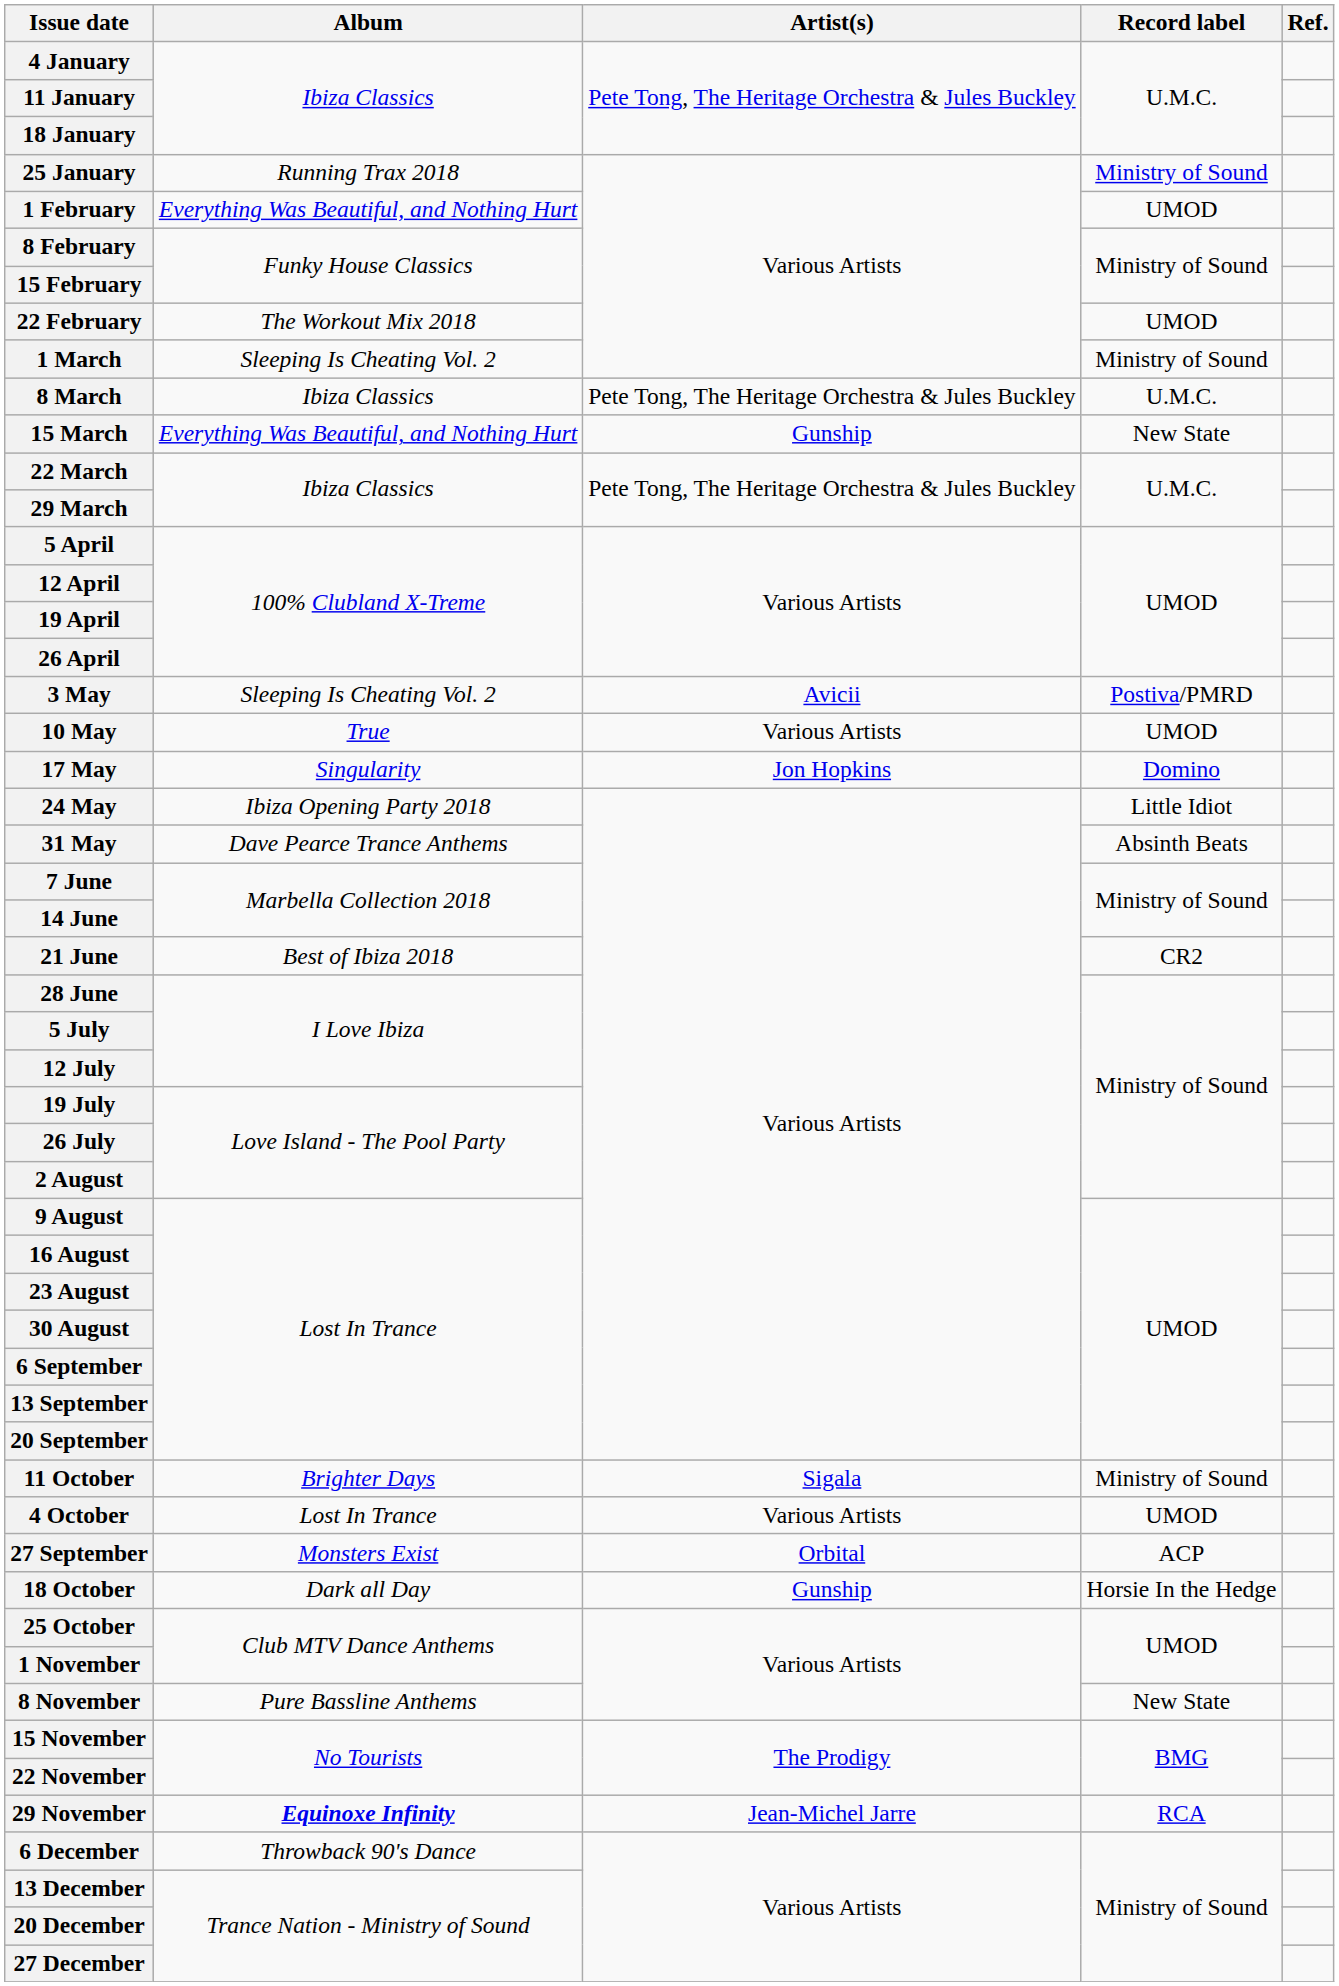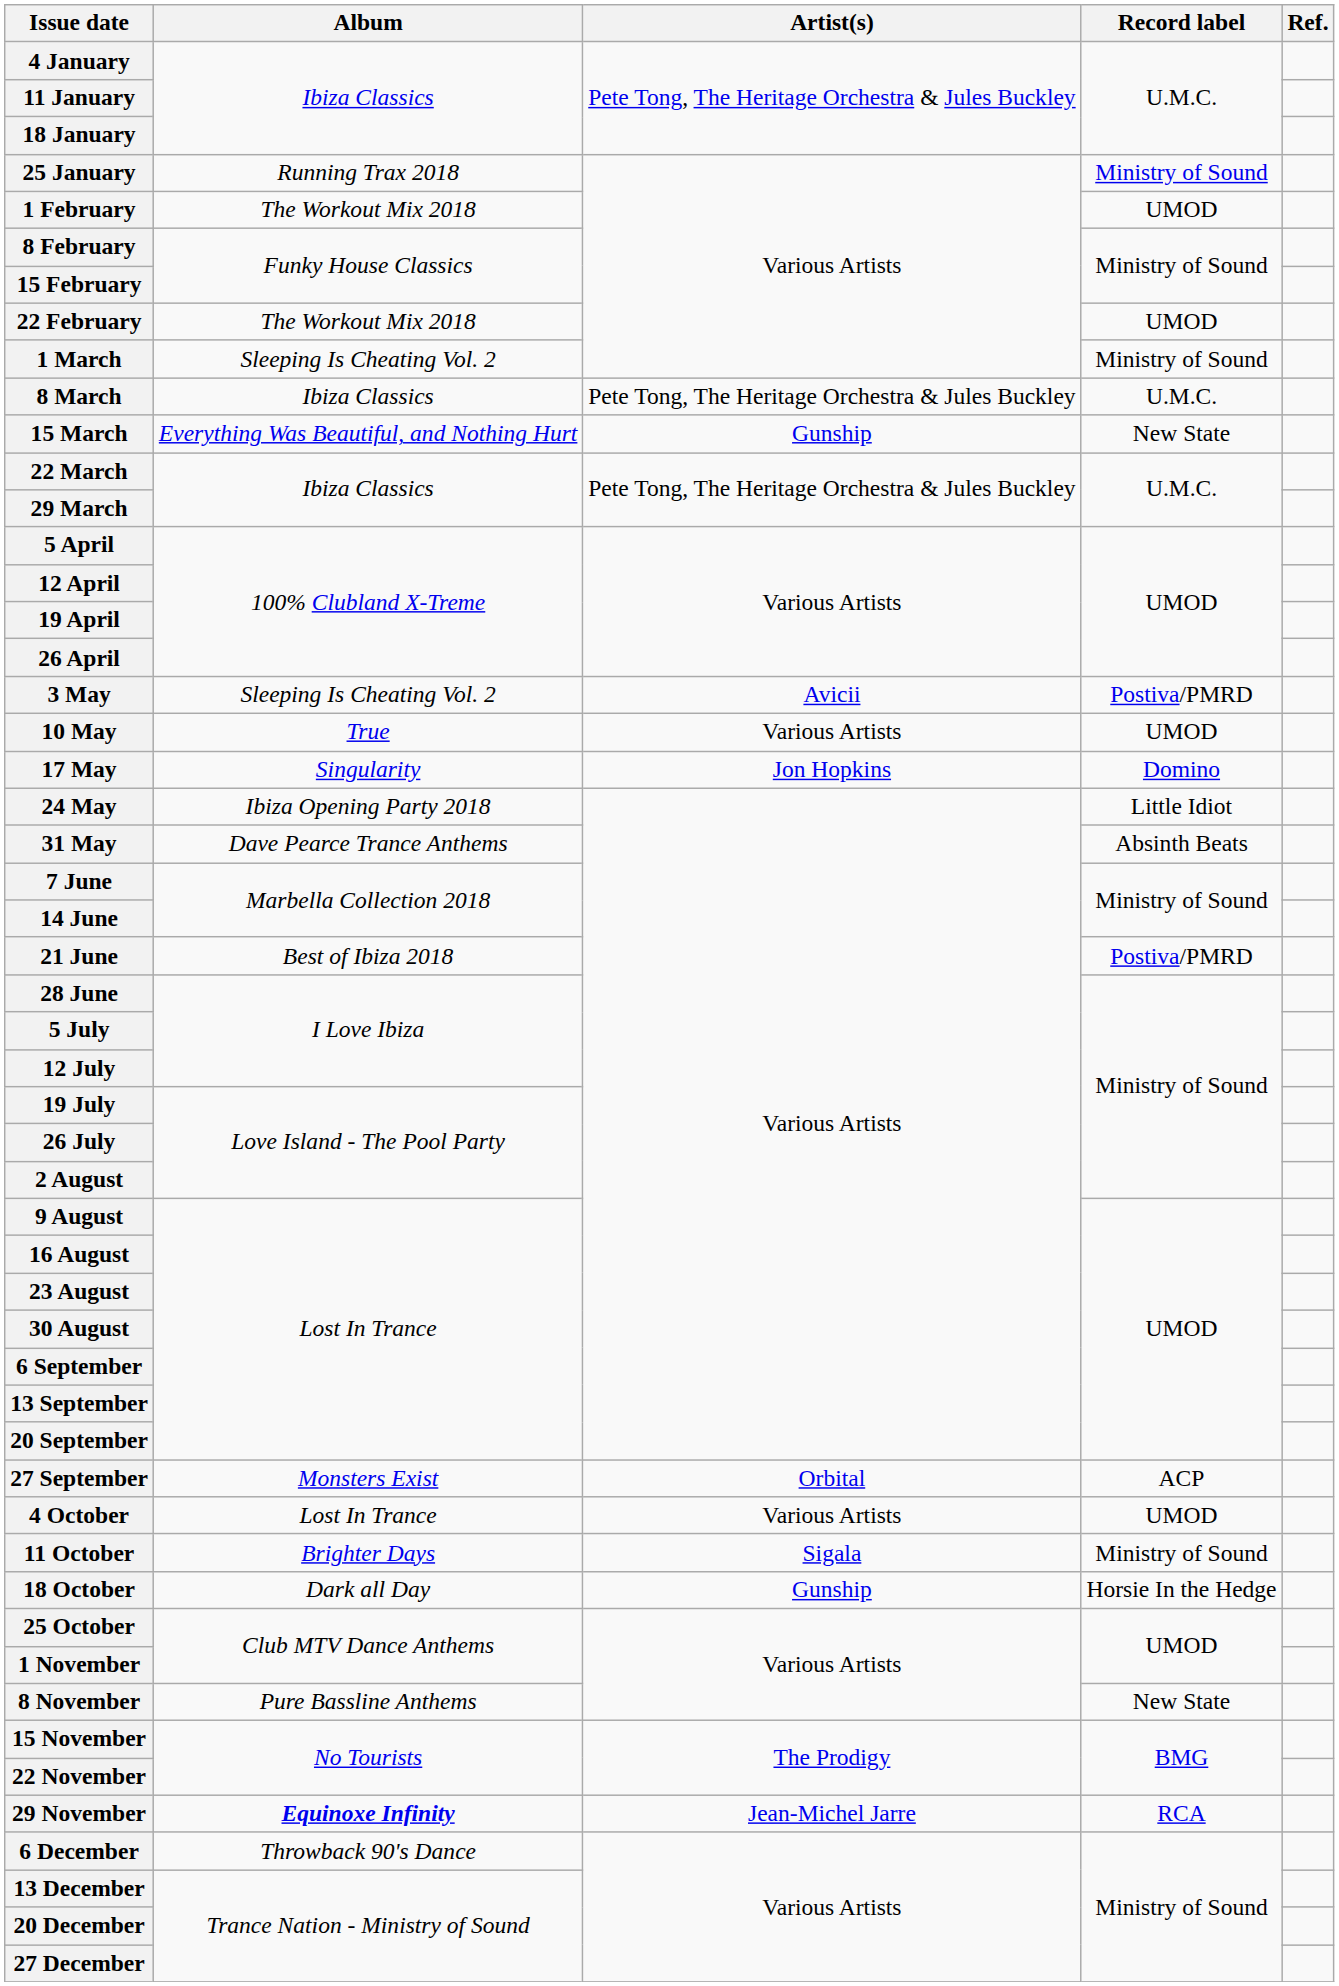(368, 209) Everything Was Beautiful, and Nothing Hurt -> (368, 209) The Workout Mix 2018
(1181, 955) CR2 -> (1182, 955) Postiva/PMRD
rows swapped: (79, 1552) <-> (79, 1477)
